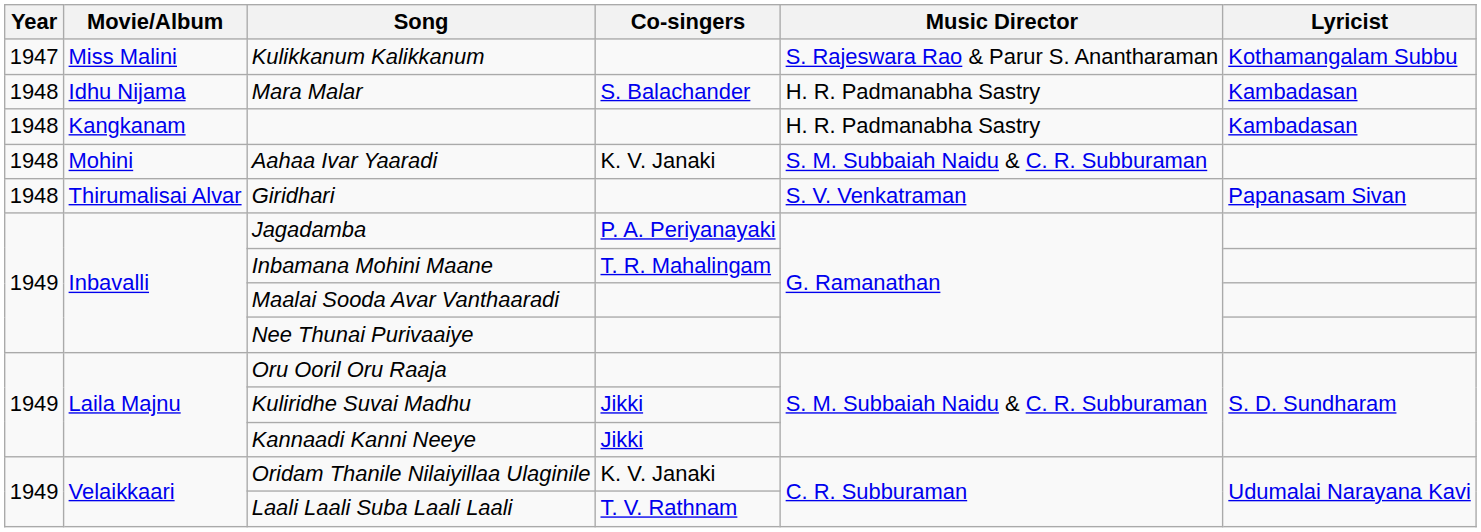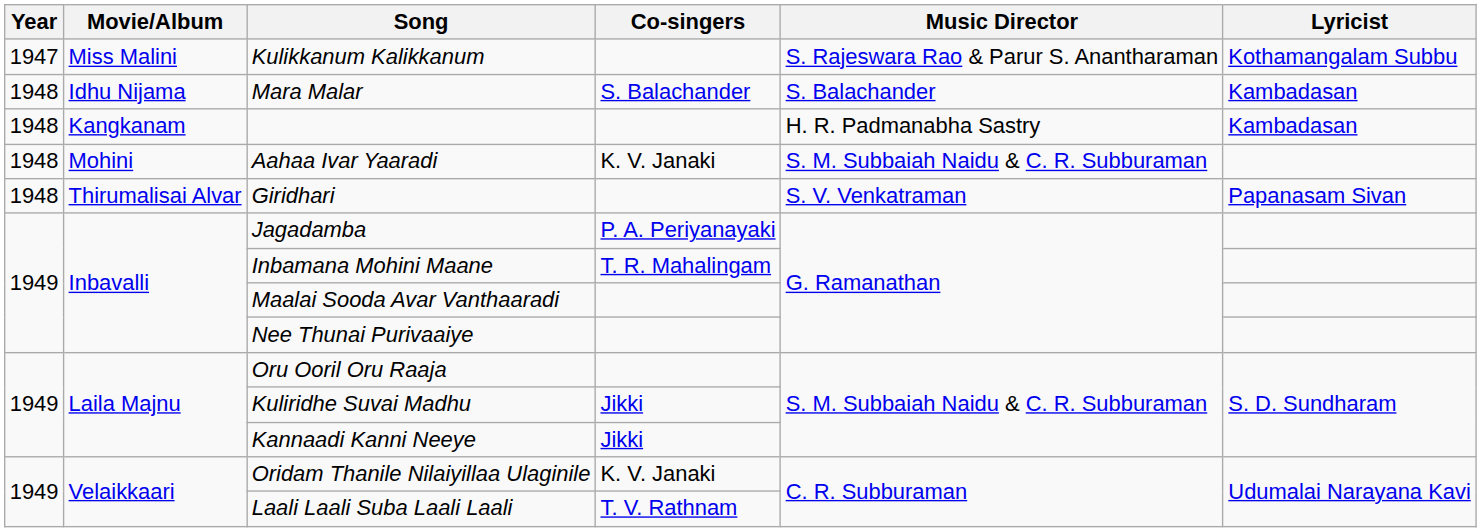(913, 91) H. R. Padmanabha Sastry -> (861, 91) S. Balachander
